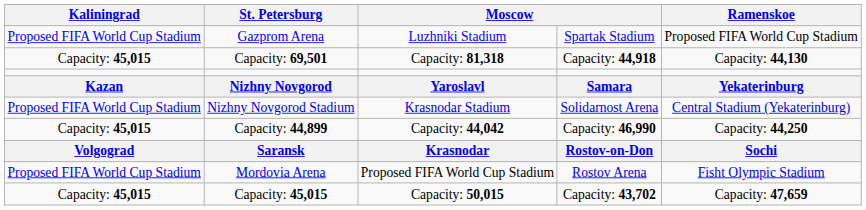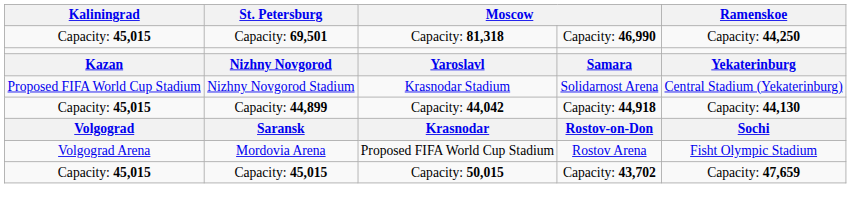- row: (281, 36)
(609, 58) Capacity: 44,918 -> (609, 36) Capacity: 46,990
(761, 58) Capacity: 44,130 -> (754, 36) Capacity: 44,250
(609, 129) Capacity: 46,990 -> (609, 107) Capacity: 44,918
(761, 129) Capacity: 44,250 -> (754, 107) Capacity: 44,130
(104, 172) Proposed FIFA World Cup Stadium -> (104, 150) Volgograd Arena
